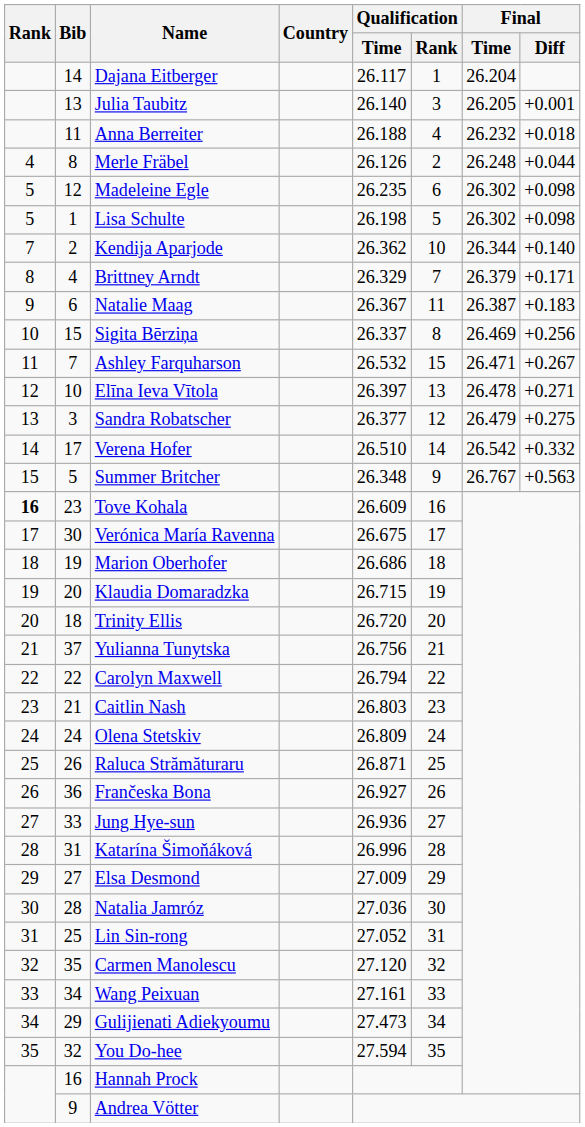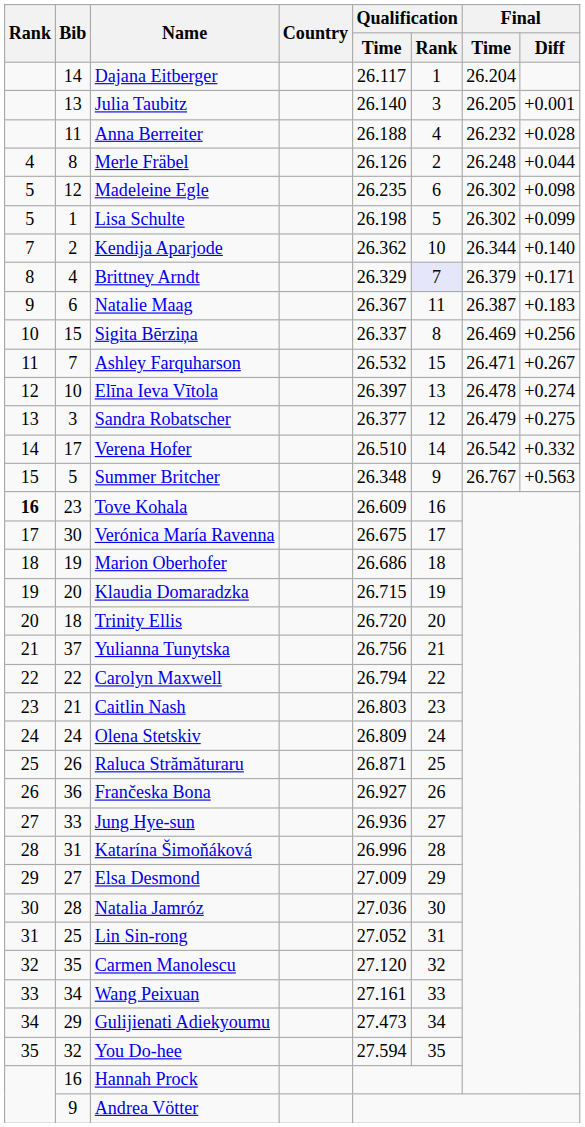(550, 133) +0.018 -> (550, 133) +0.028
(550, 219) +0.098 -> (550, 219) +0.099
(436, 276) no background -> (436, 276) lavender background
(550, 391) +0.271 -> (550, 391) +0.274
